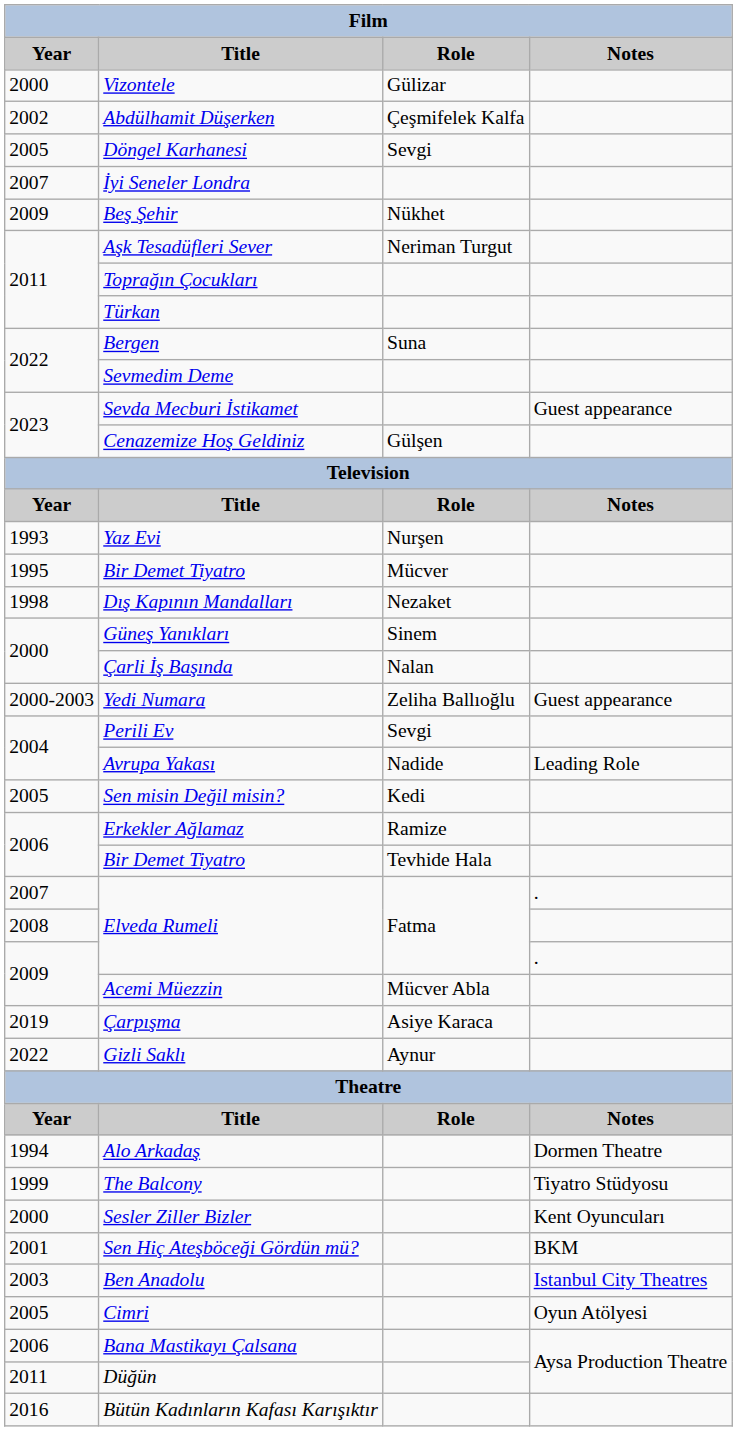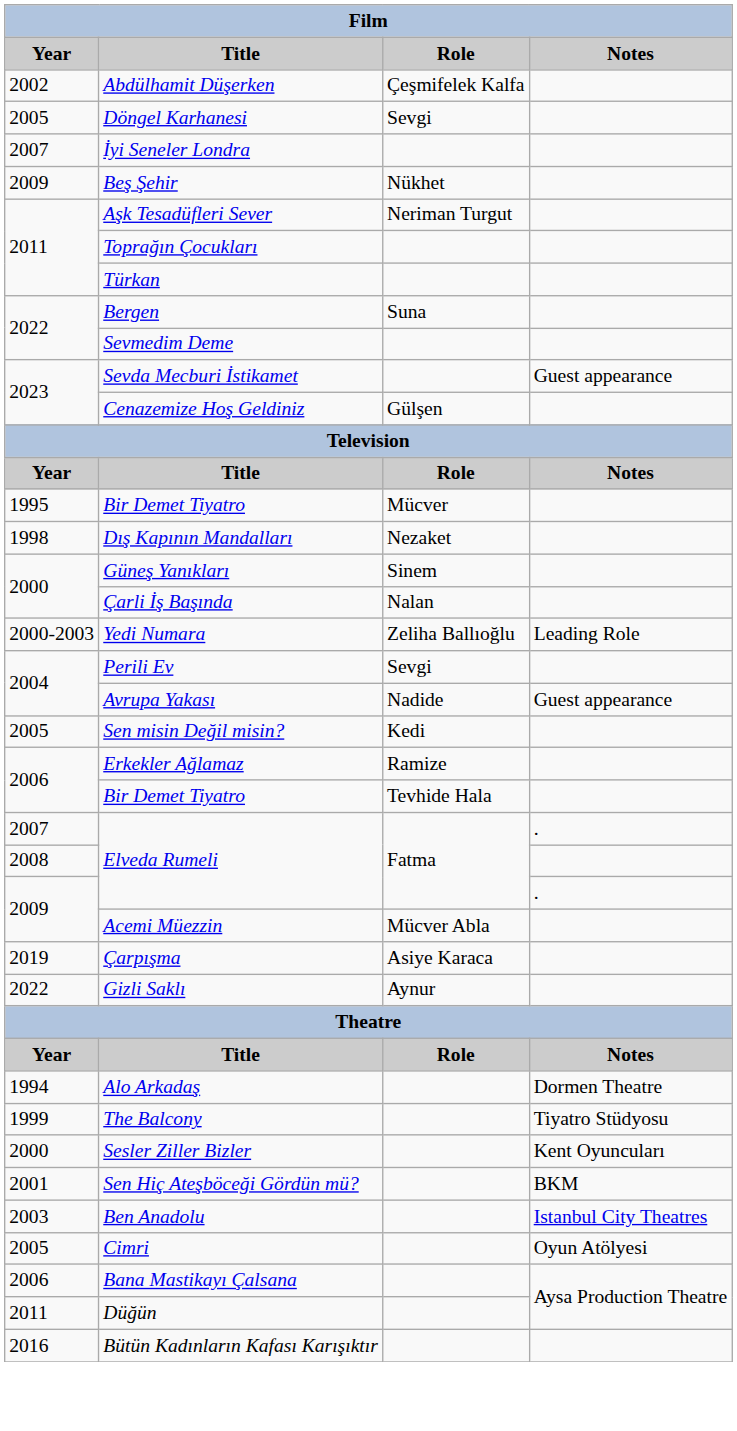- row: (29, 85)
- row: (29, 537)
(603, 699) Guest appearance -> (587, 634) Leading Role
(587, 763) Leading Role -> (603, 699) Guest appearance
